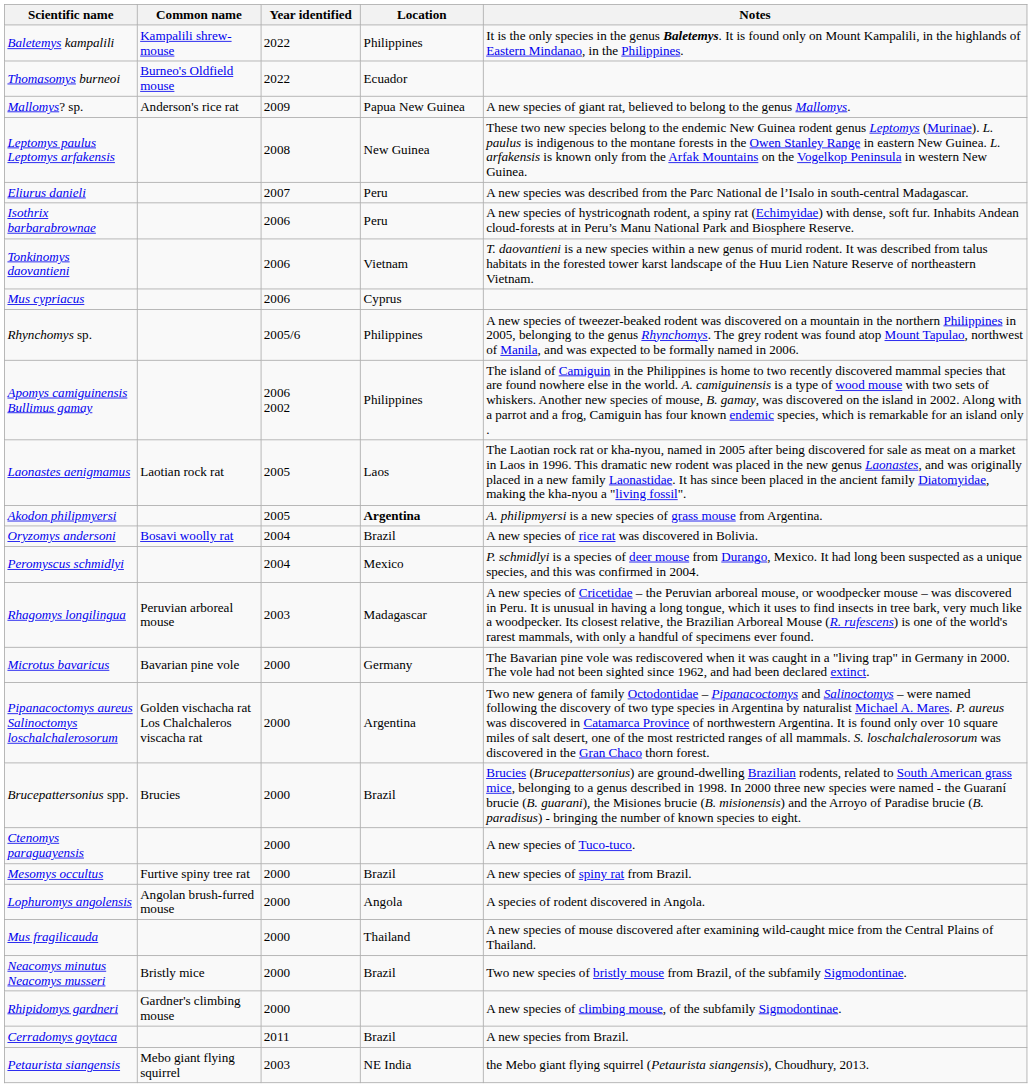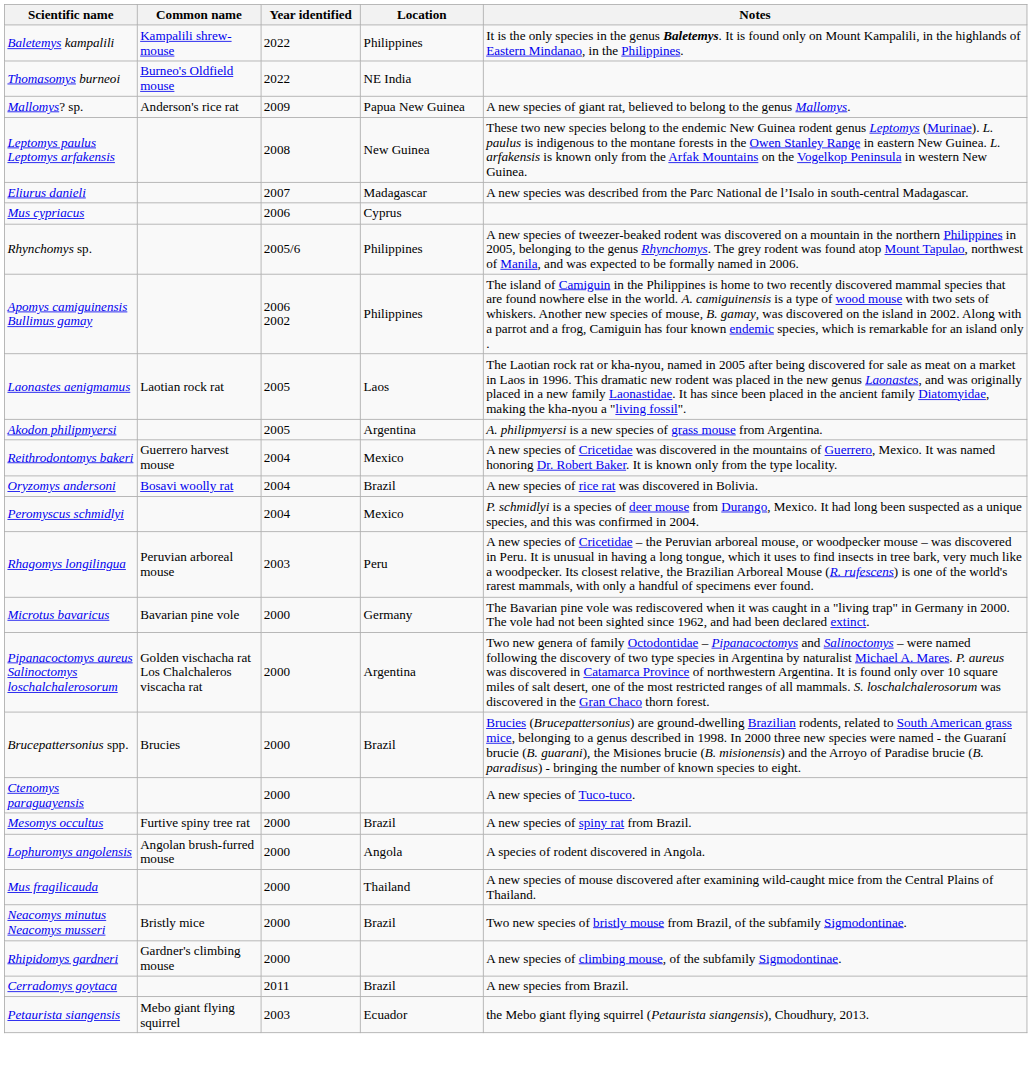(385, 78) Ecuador -> (387, 78) NE India
(376, 192) Peru -> (395, 192) Madagascar
- row: (52, 220)
- row: (39, 263)
(392, 515) bold -> (390, 429) normal
+ row: (70, 457)
(395, 614) Madagascar -> (376, 564) Peru
(387, 1065) NE India -> (385, 1014) Ecuador
